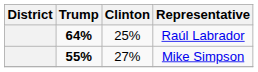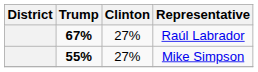(79, 35) 64% -> (79, 35) 67%
(127, 35) 25% -> (127, 35) 27%
